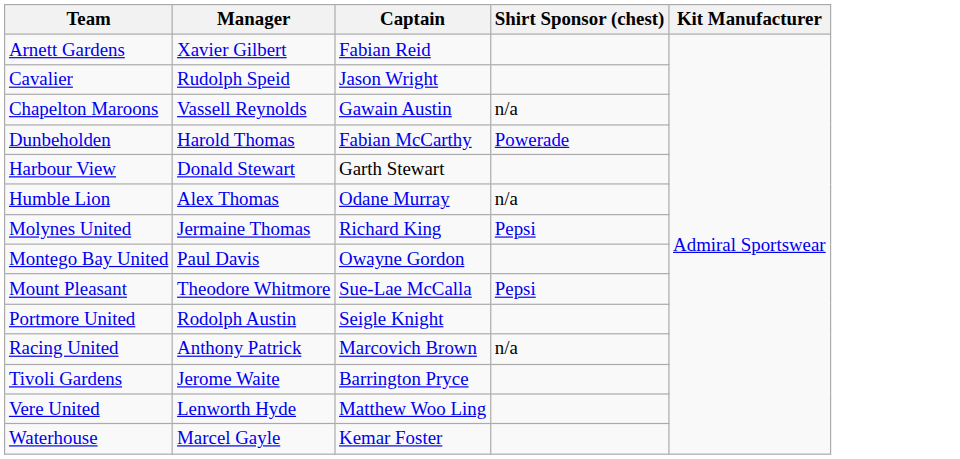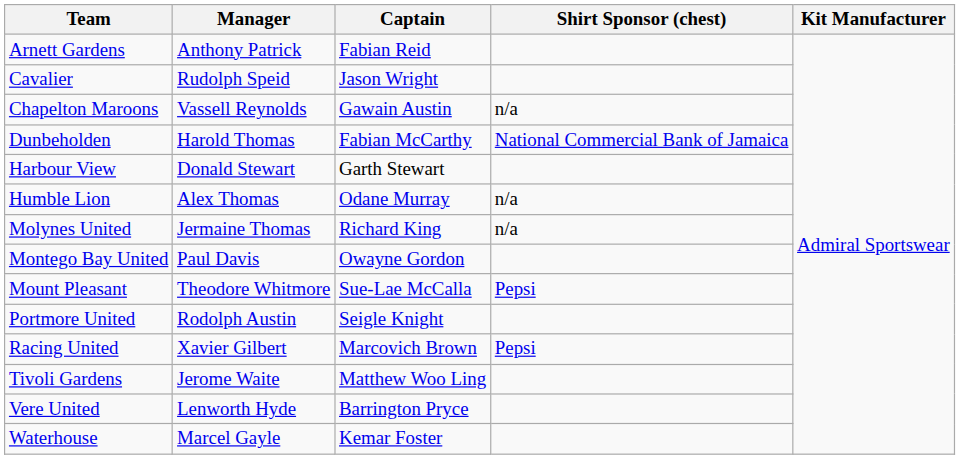(232, 49) Xavier Gilbert -> (239, 49) Anthony Patrick
(532, 139) Powerade -> (642, 139) National Commercial Bank of Jamaica
(515, 229) Pepsi -> (506, 229) n/a
(239, 348) Anthony Patrick -> (232, 348) Xavier Gilbert
(506, 348) n/a -> (515, 348) Pepsi
(404, 378) Barrington Pryce -> (413, 378) Matthew Woo Ling
(413, 408) Matthew Woo Ling -> (404, 408) Barrington Pryce
